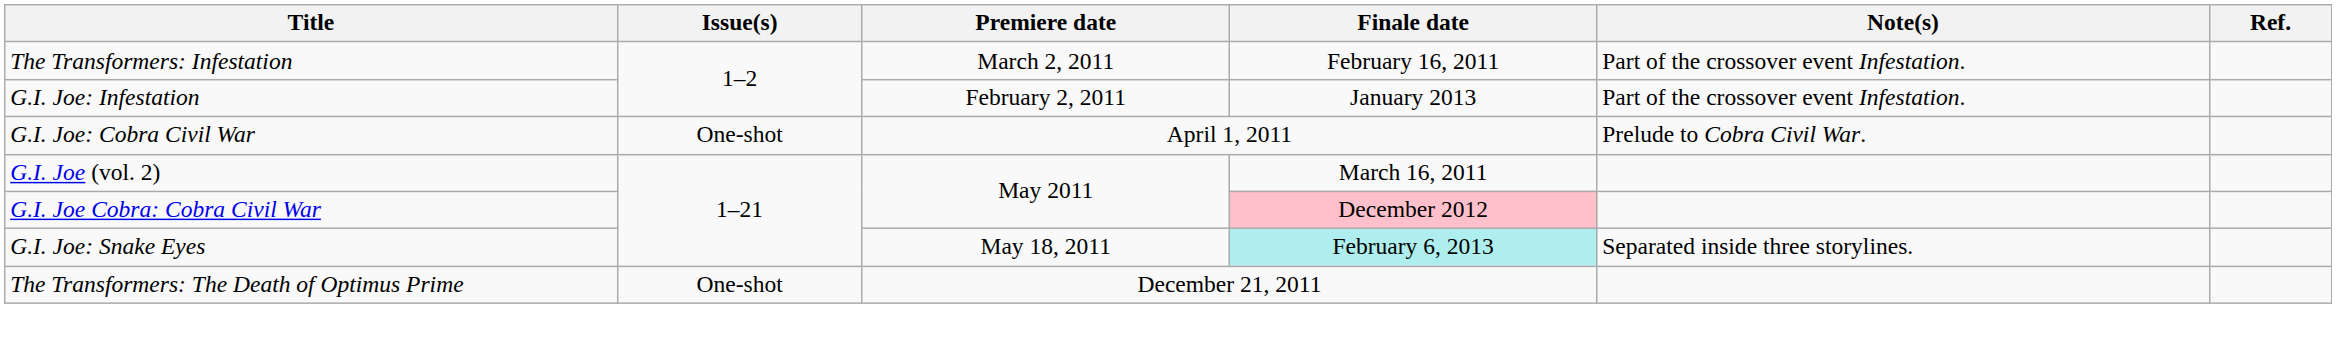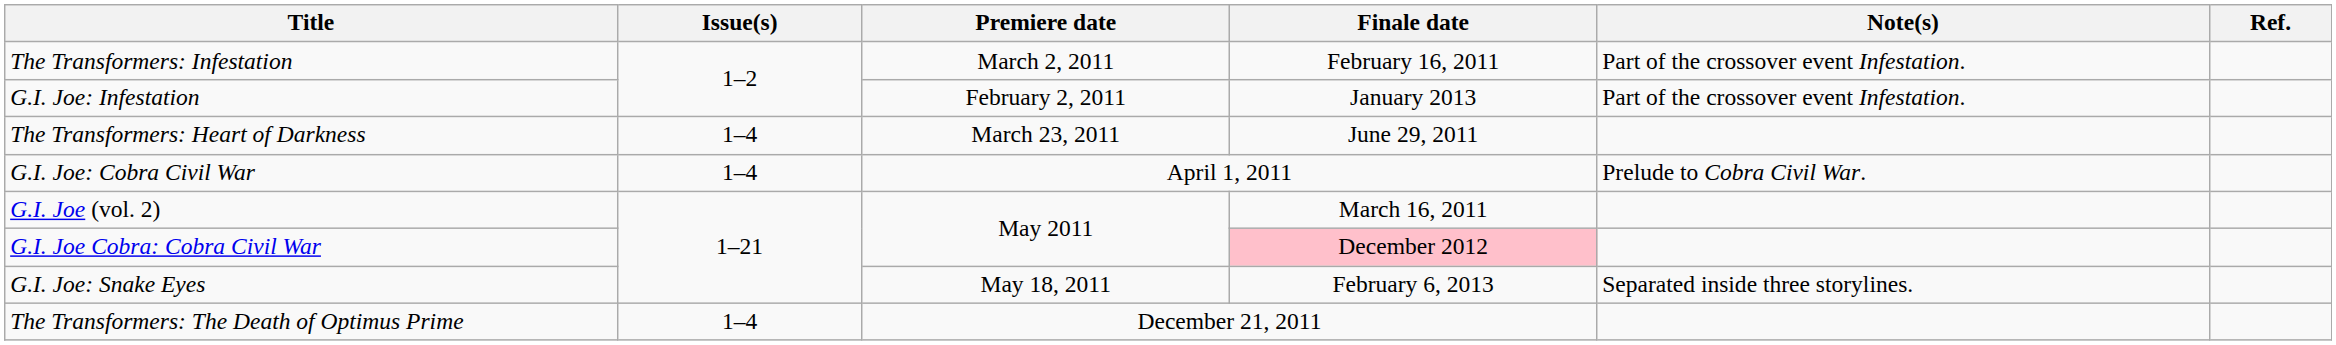+ row: (188, 135)
(740, 135) One-shot -> (740, 172) 1–4
(1413, 246) paleturquoise background -> (1413, 284) no background
(740, 284) One-shot -> (740, 321) 1–4
